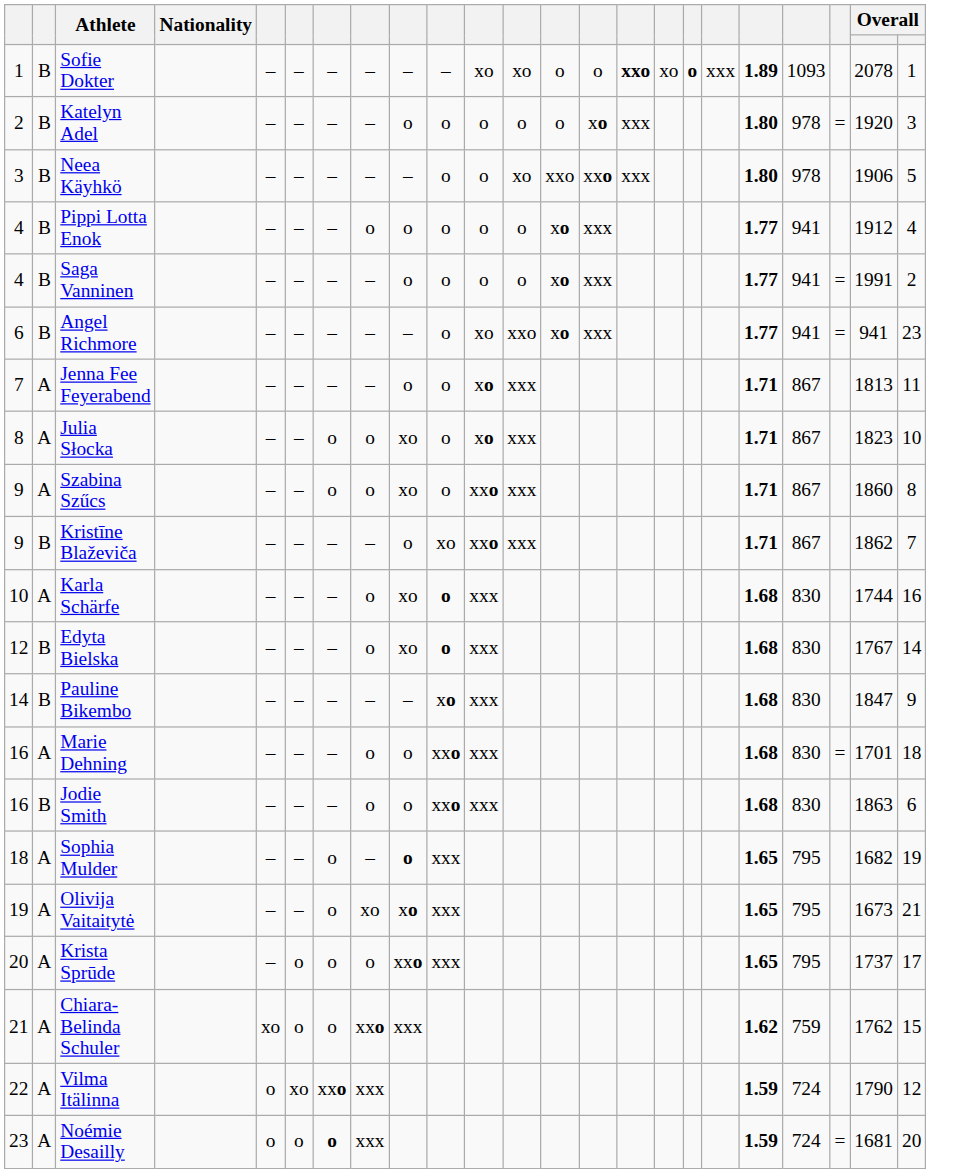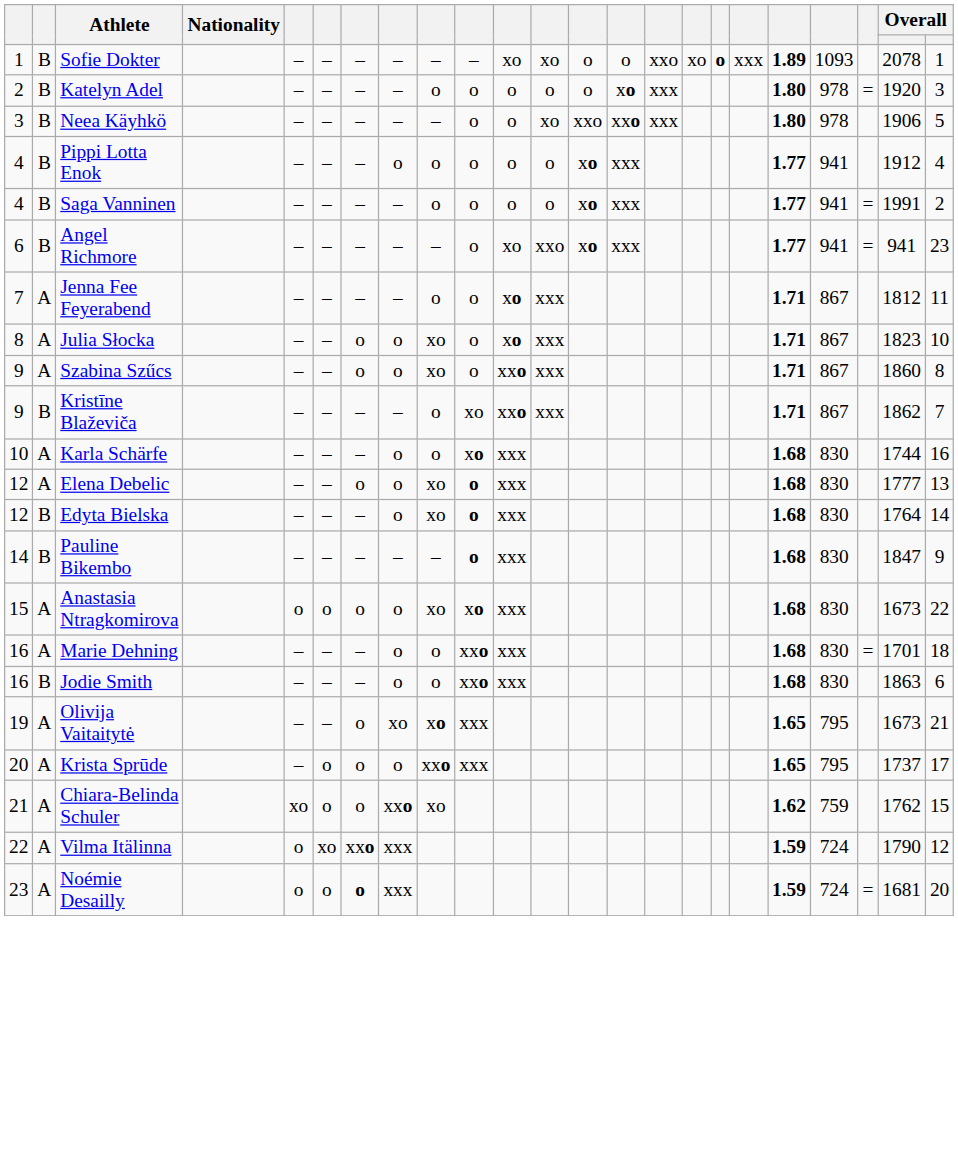(636, 70) bold -> (664, 59) normal
(874, 385) 1813 -> (902, 298) 1812
(408, 595) xo -> (436, 453) o
(446, 595) o -> (474, 453) xo
+ row: (115, 484)
(874, 647) 1767 -> (902, 515) 1764
(446, 700) xo -> (474, 556) o
+ row: (119, 609)
- row: (89, 857)
(408, 1025) xxx -> (436, 806) xo
